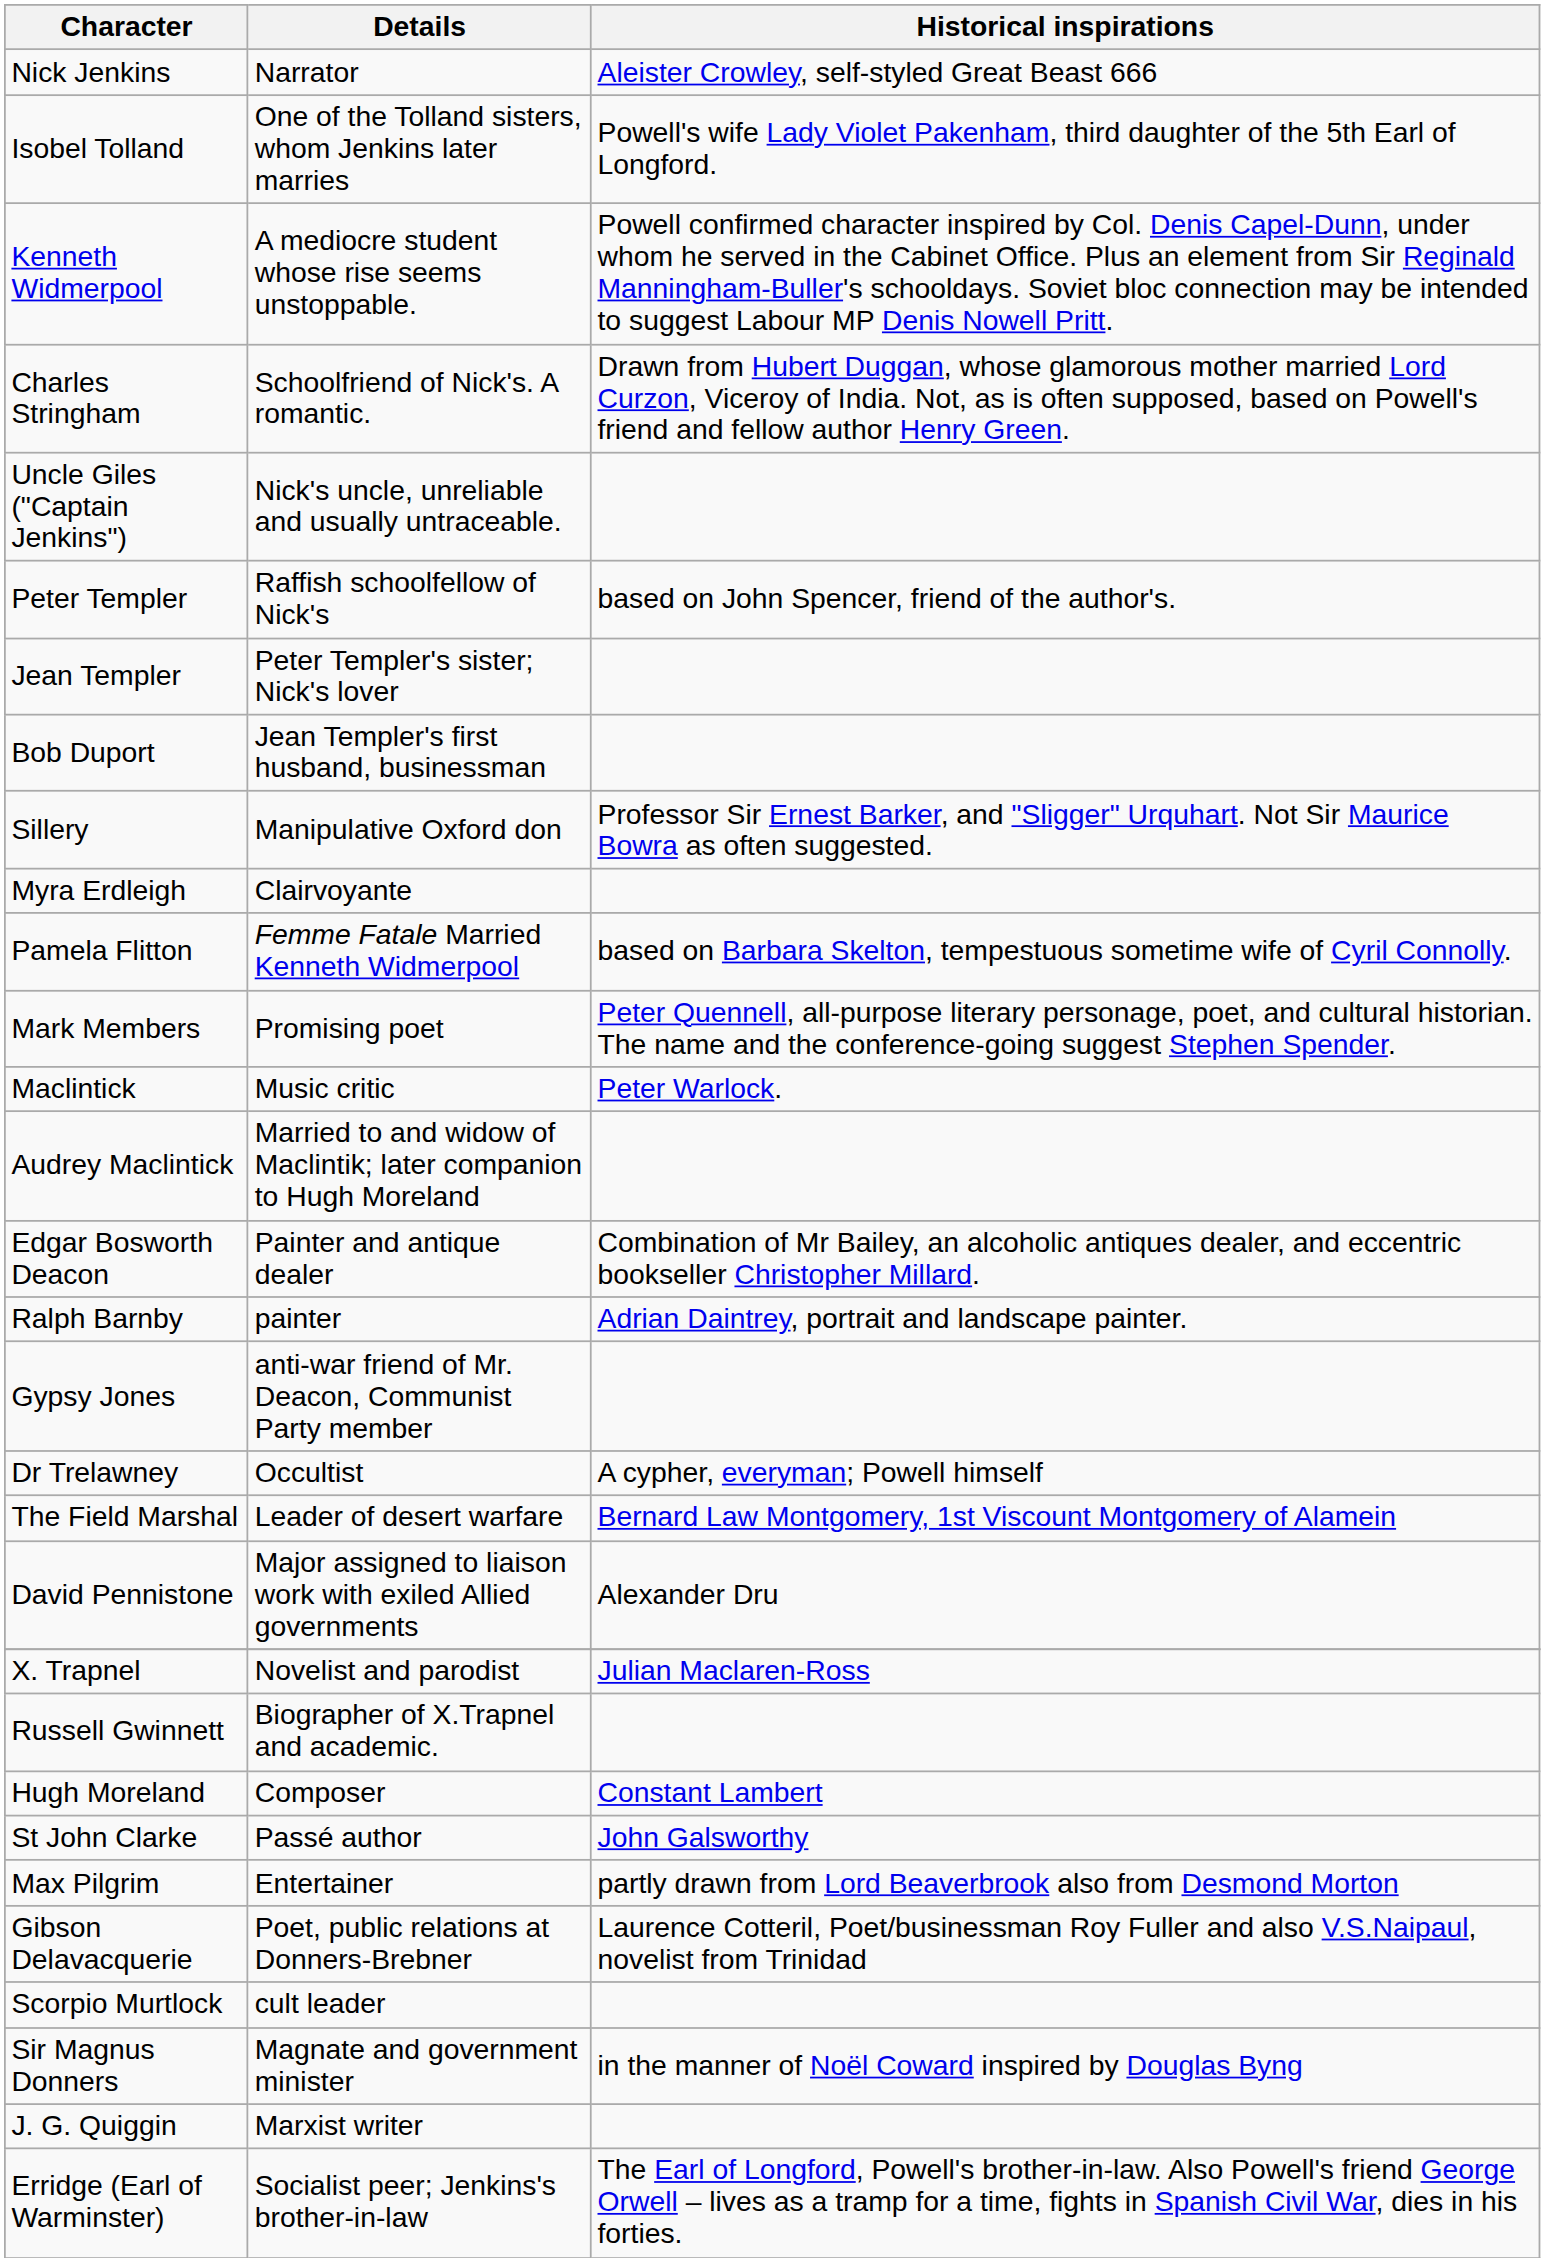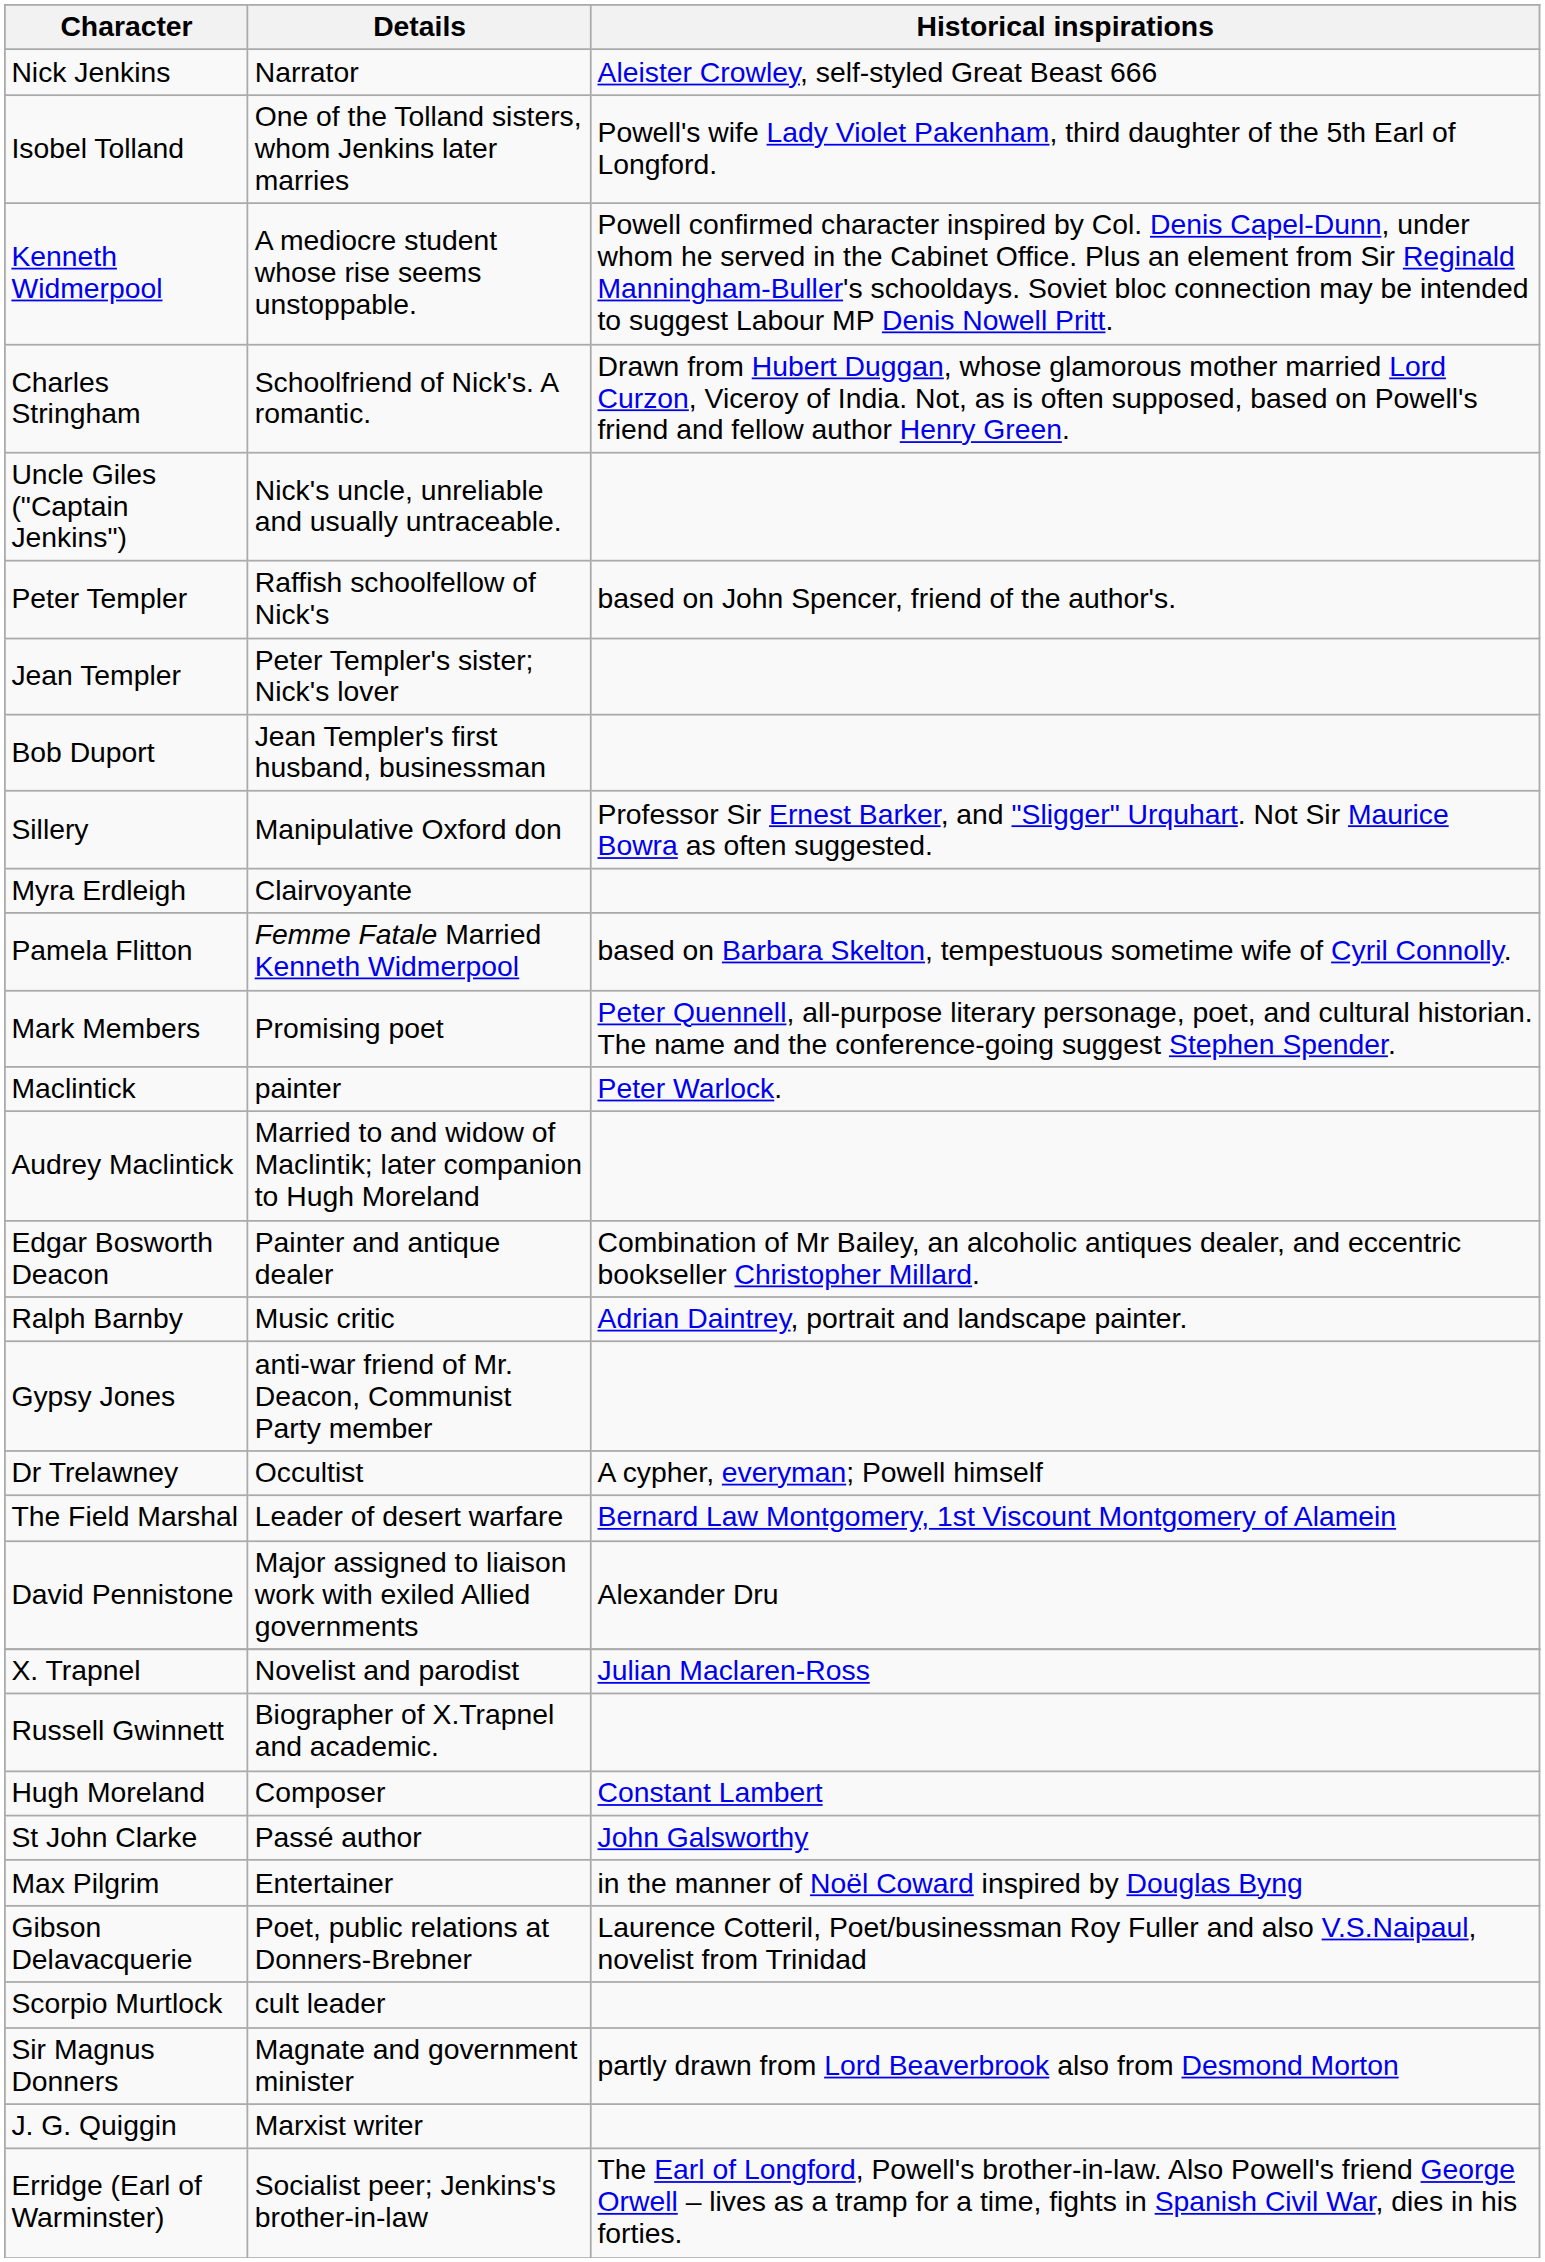(325, 1088) Music critic -> (298, 1088) painter
(298, 1319) painter -> (325, 1319) Music critic
(998, 1882) partly drawn from Lord Beaverbrook also from Desmond Morton -> (950, 1882) in the manner of Noël Coward inspired by Douglas Byng
(950, 2065) in the manner of Noël Coward inspired by Douglas Byng -> (998, 2065) partly drawn from Lord Beaverbrook also from Desmond Morton
